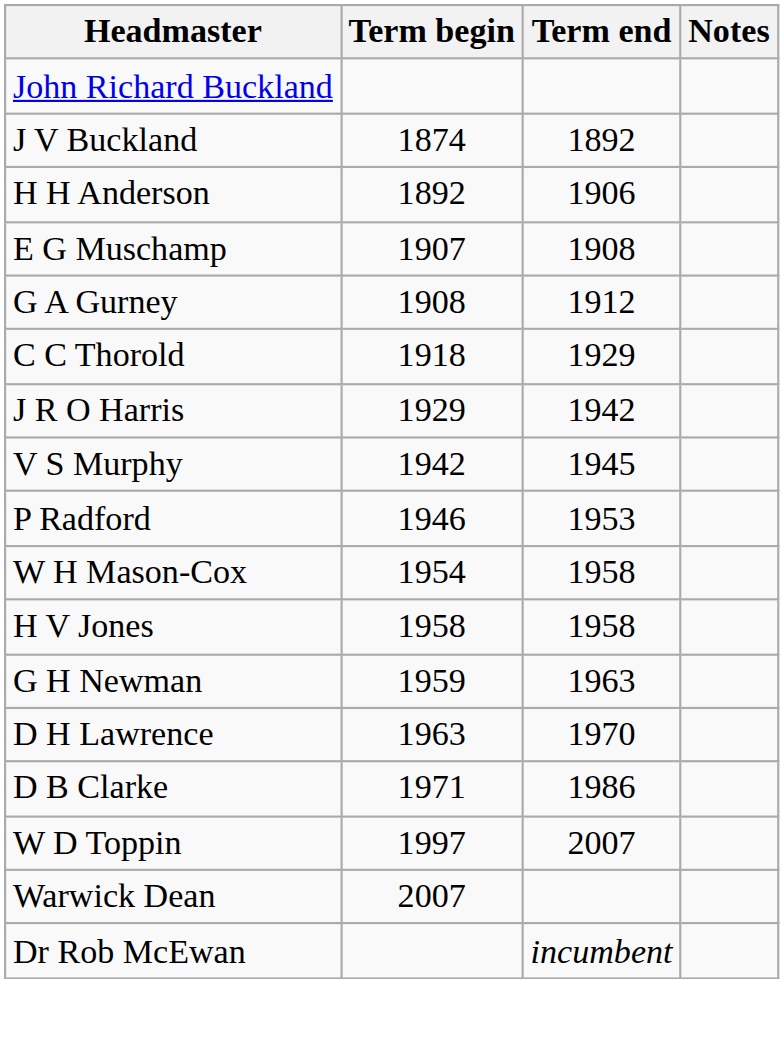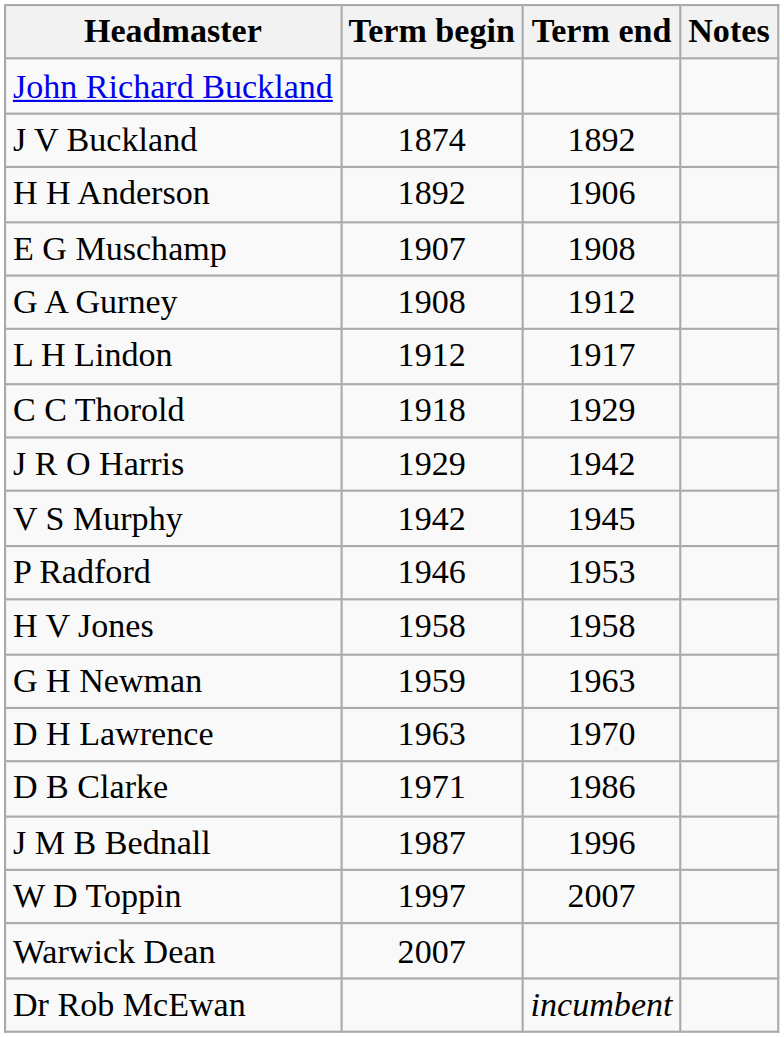+ row: (93, 355)
- row: (130, 572)
+ row: (112, 842)
